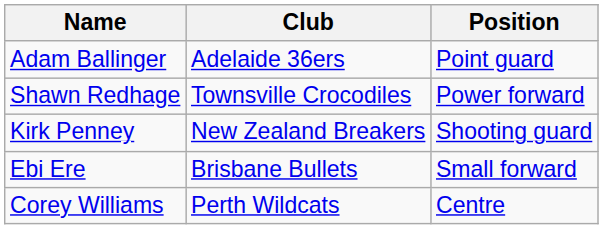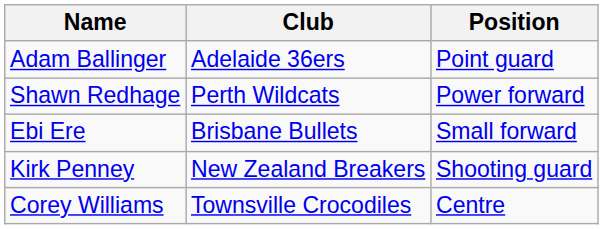(301, 95) Townsville Crocodiles -> (265, 95) Perth Wildcats
rows swapped: (48, 168) <-> (72, 132)
(265, 205) Perth Wildcats -> (301, 205) Townsville Crocodiles
